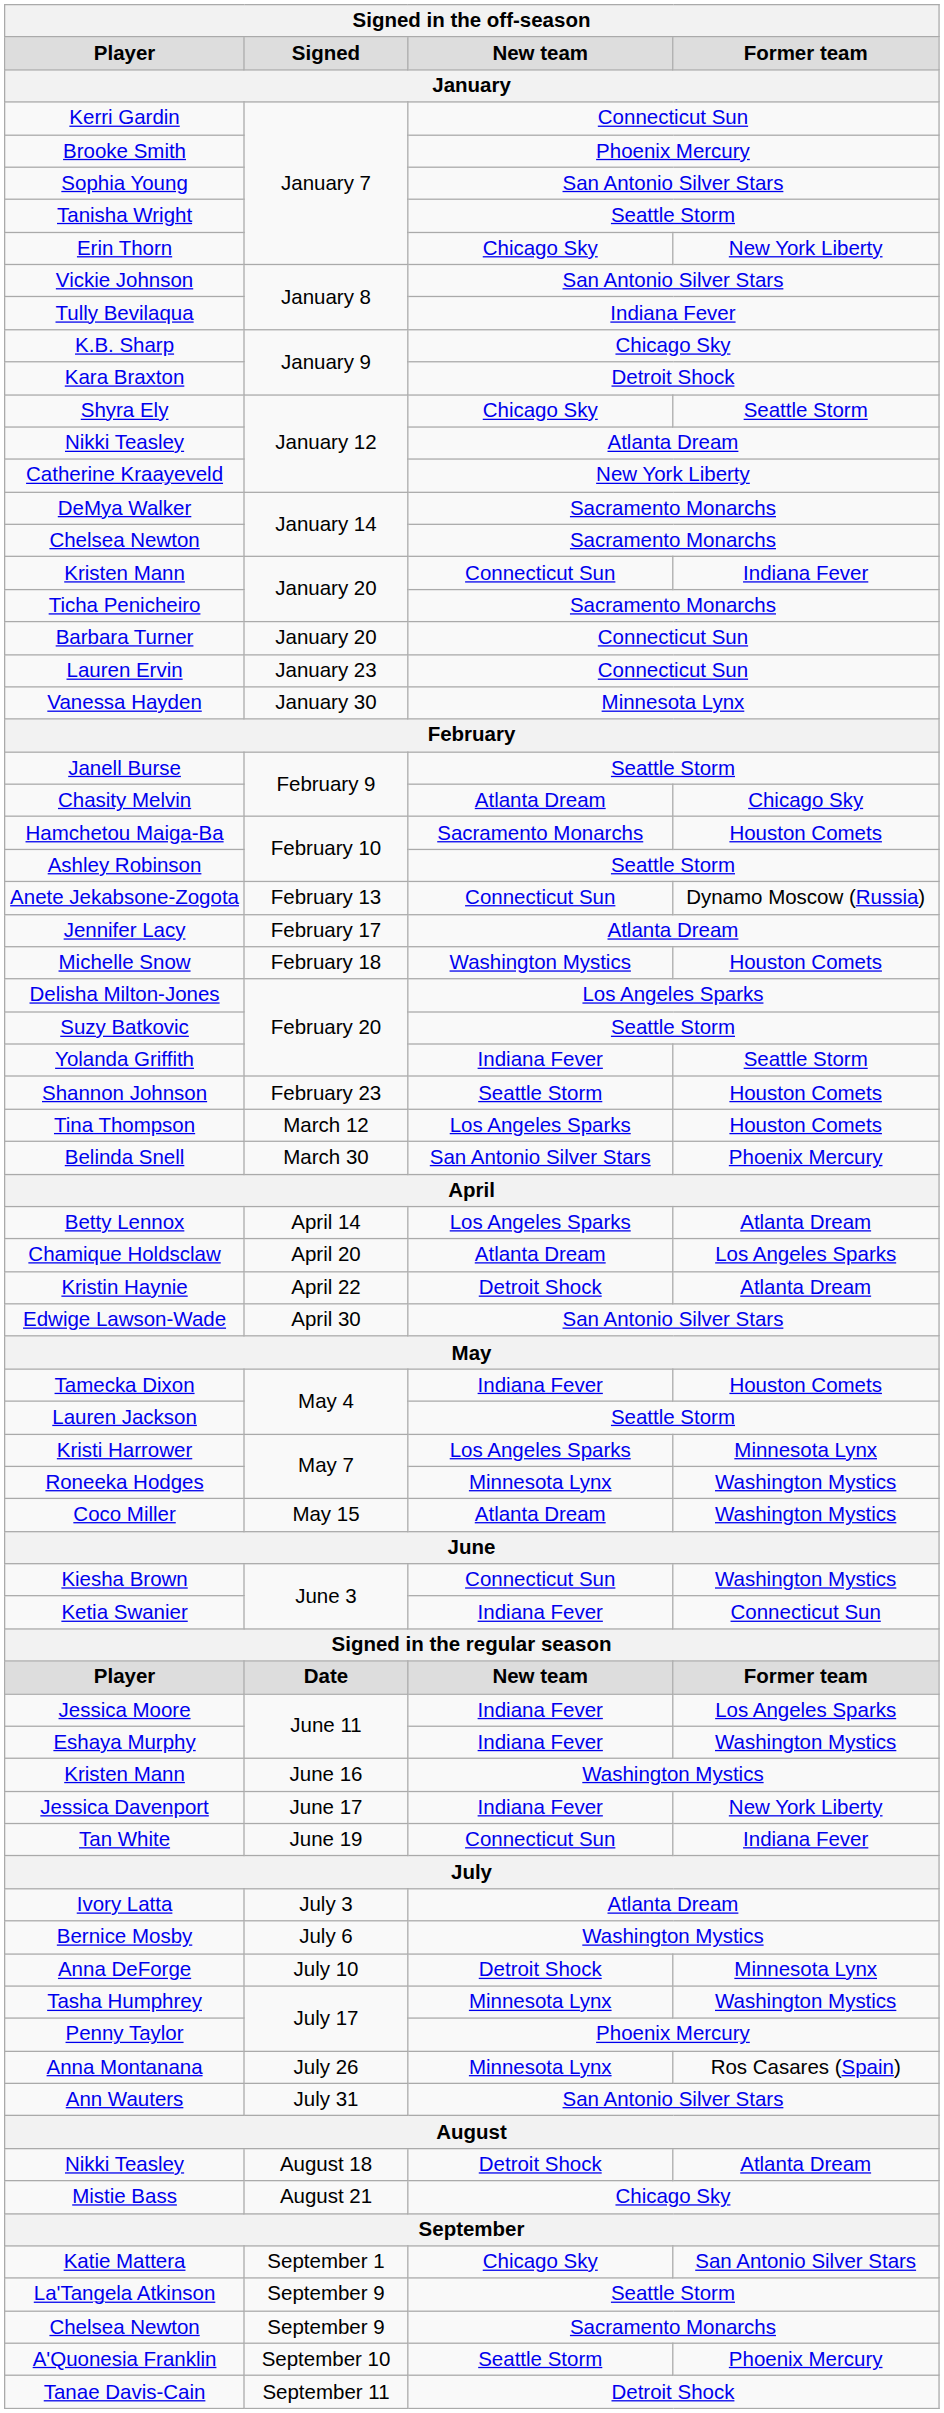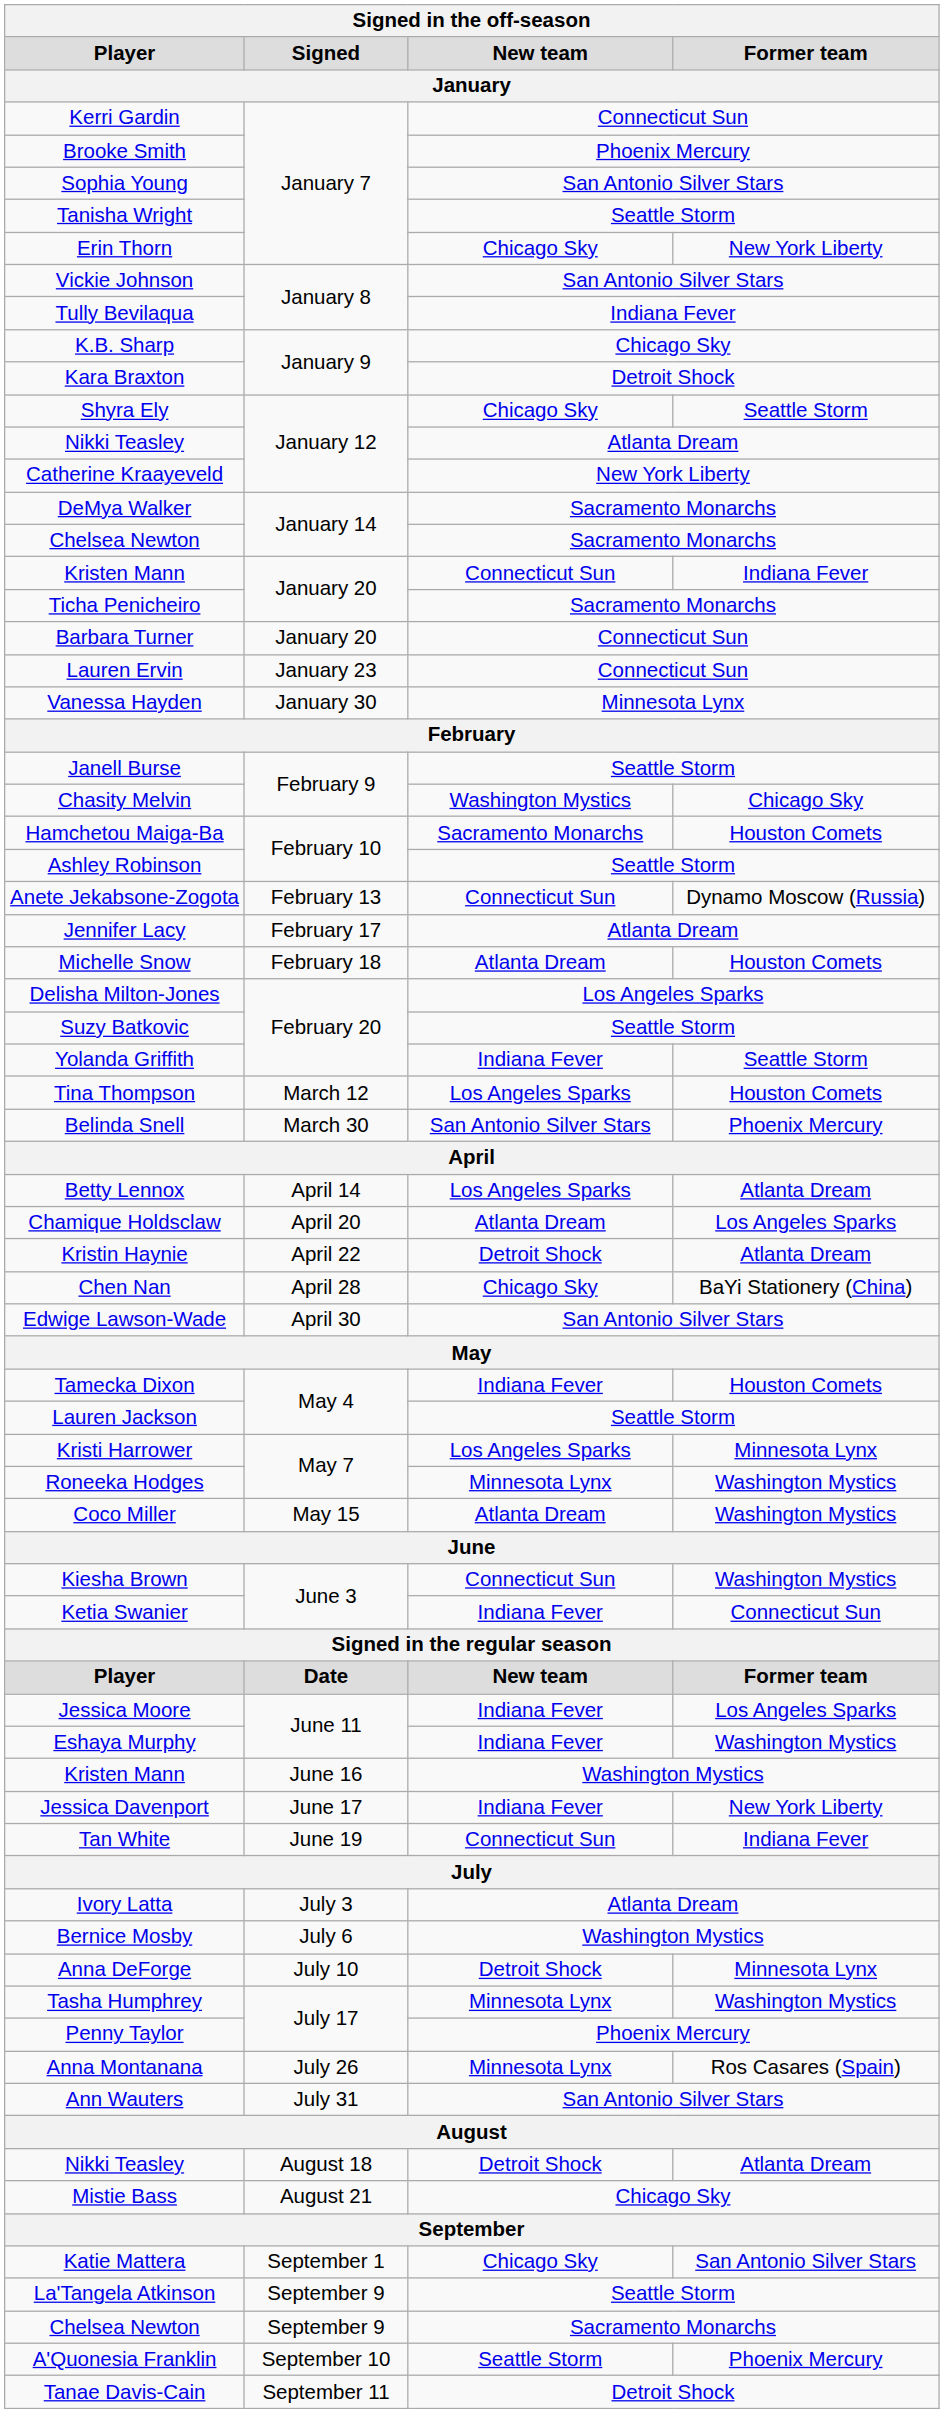(540, 800) Atlanta Dream -> (540, 800) Washington Mystics
(540, 962) Washington Mystics -> (540, 962) Atlanta Dream
- row: (125, 1092)
+ row: (125, 1287)
